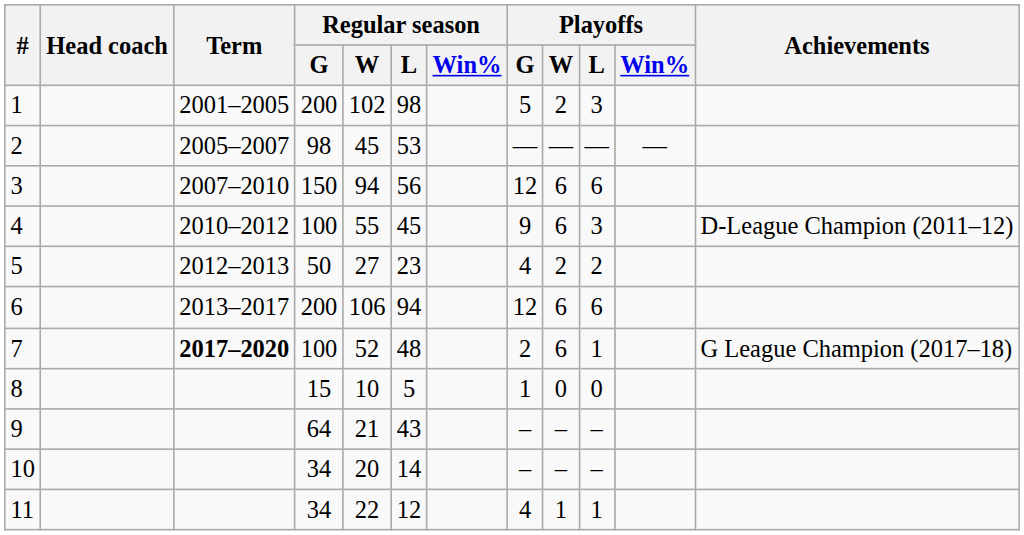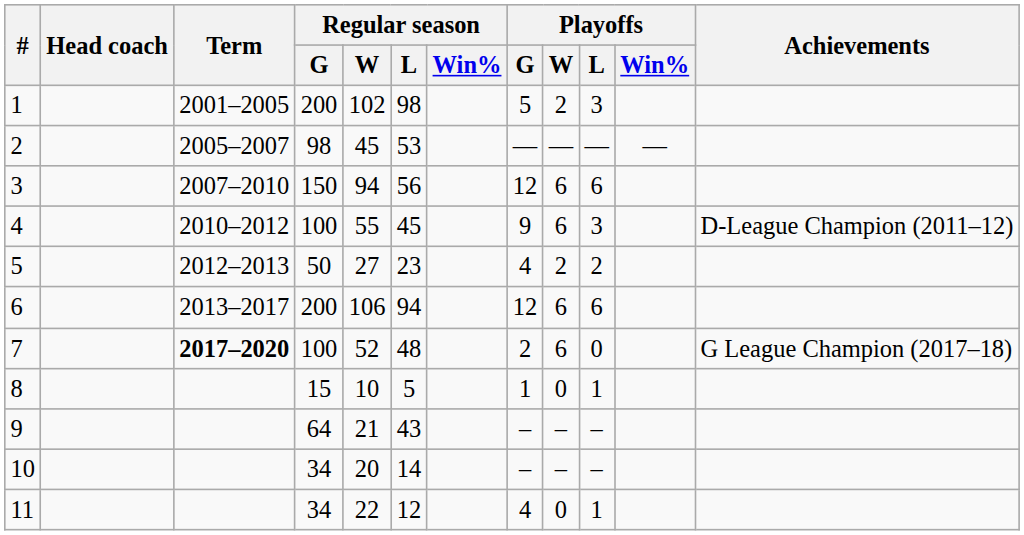(597, 347) 1 -> (597, 347) 0
(597, 388) 0 -> (597, 388) 1
(561, 509) 1 -> (561, 509) 0
